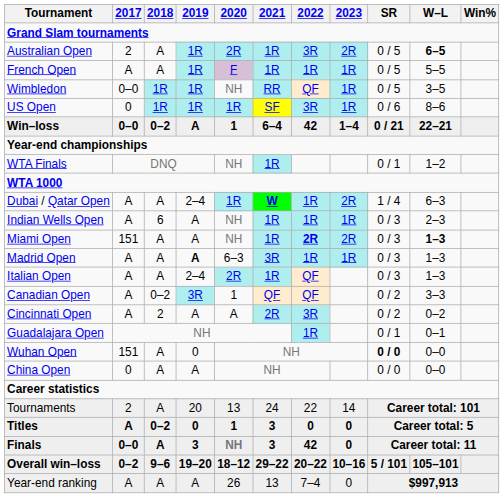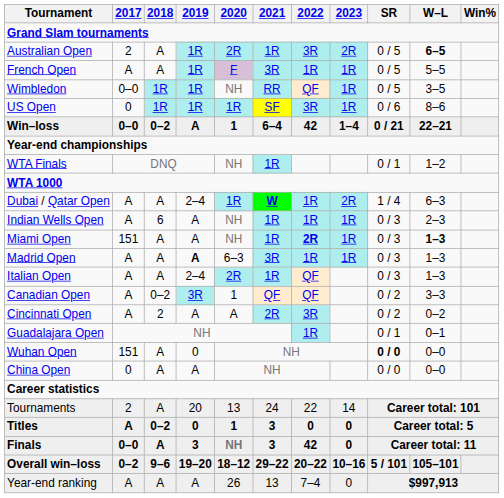(272, 70) 1R -> (272, 70) 3R
(349, 239) 2R -> (349, 239) 1R
